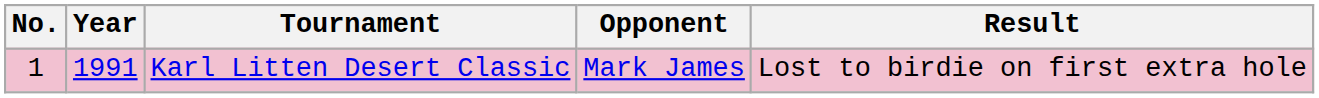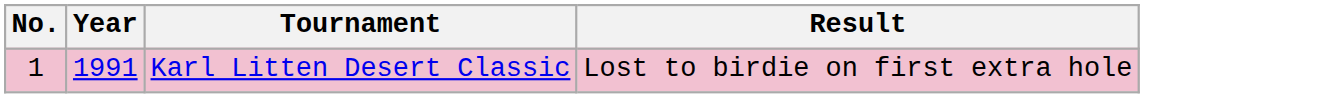- column: (664, 27)
